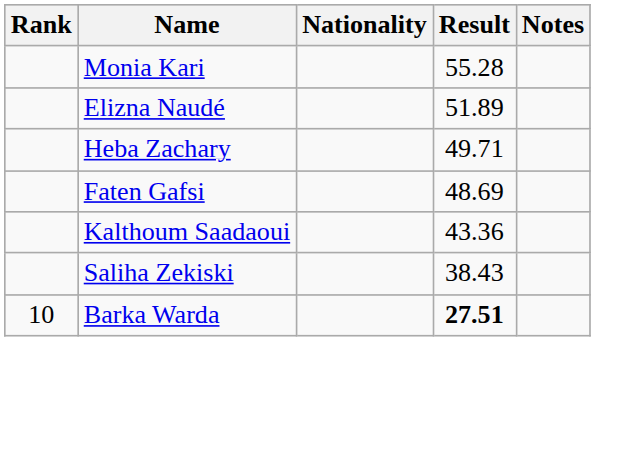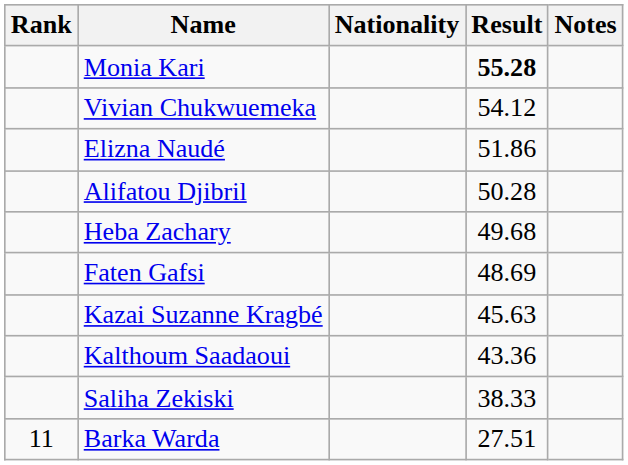(474, 66) normal -> (507, 66) bold
+ row: (200, 107)
(474, 107) 51.89 -> (507, 149) 51.86
+ row: (165, 190)
(474, 149) 49.71 -> (507, 231) 49.68
+ row: (203, 314)
(474, 273) 38.43 -> (507, 397) 38.33
(41, 314) 10 -> (41, 438) 11
(474, 314) bold -> (507, 438) normal
